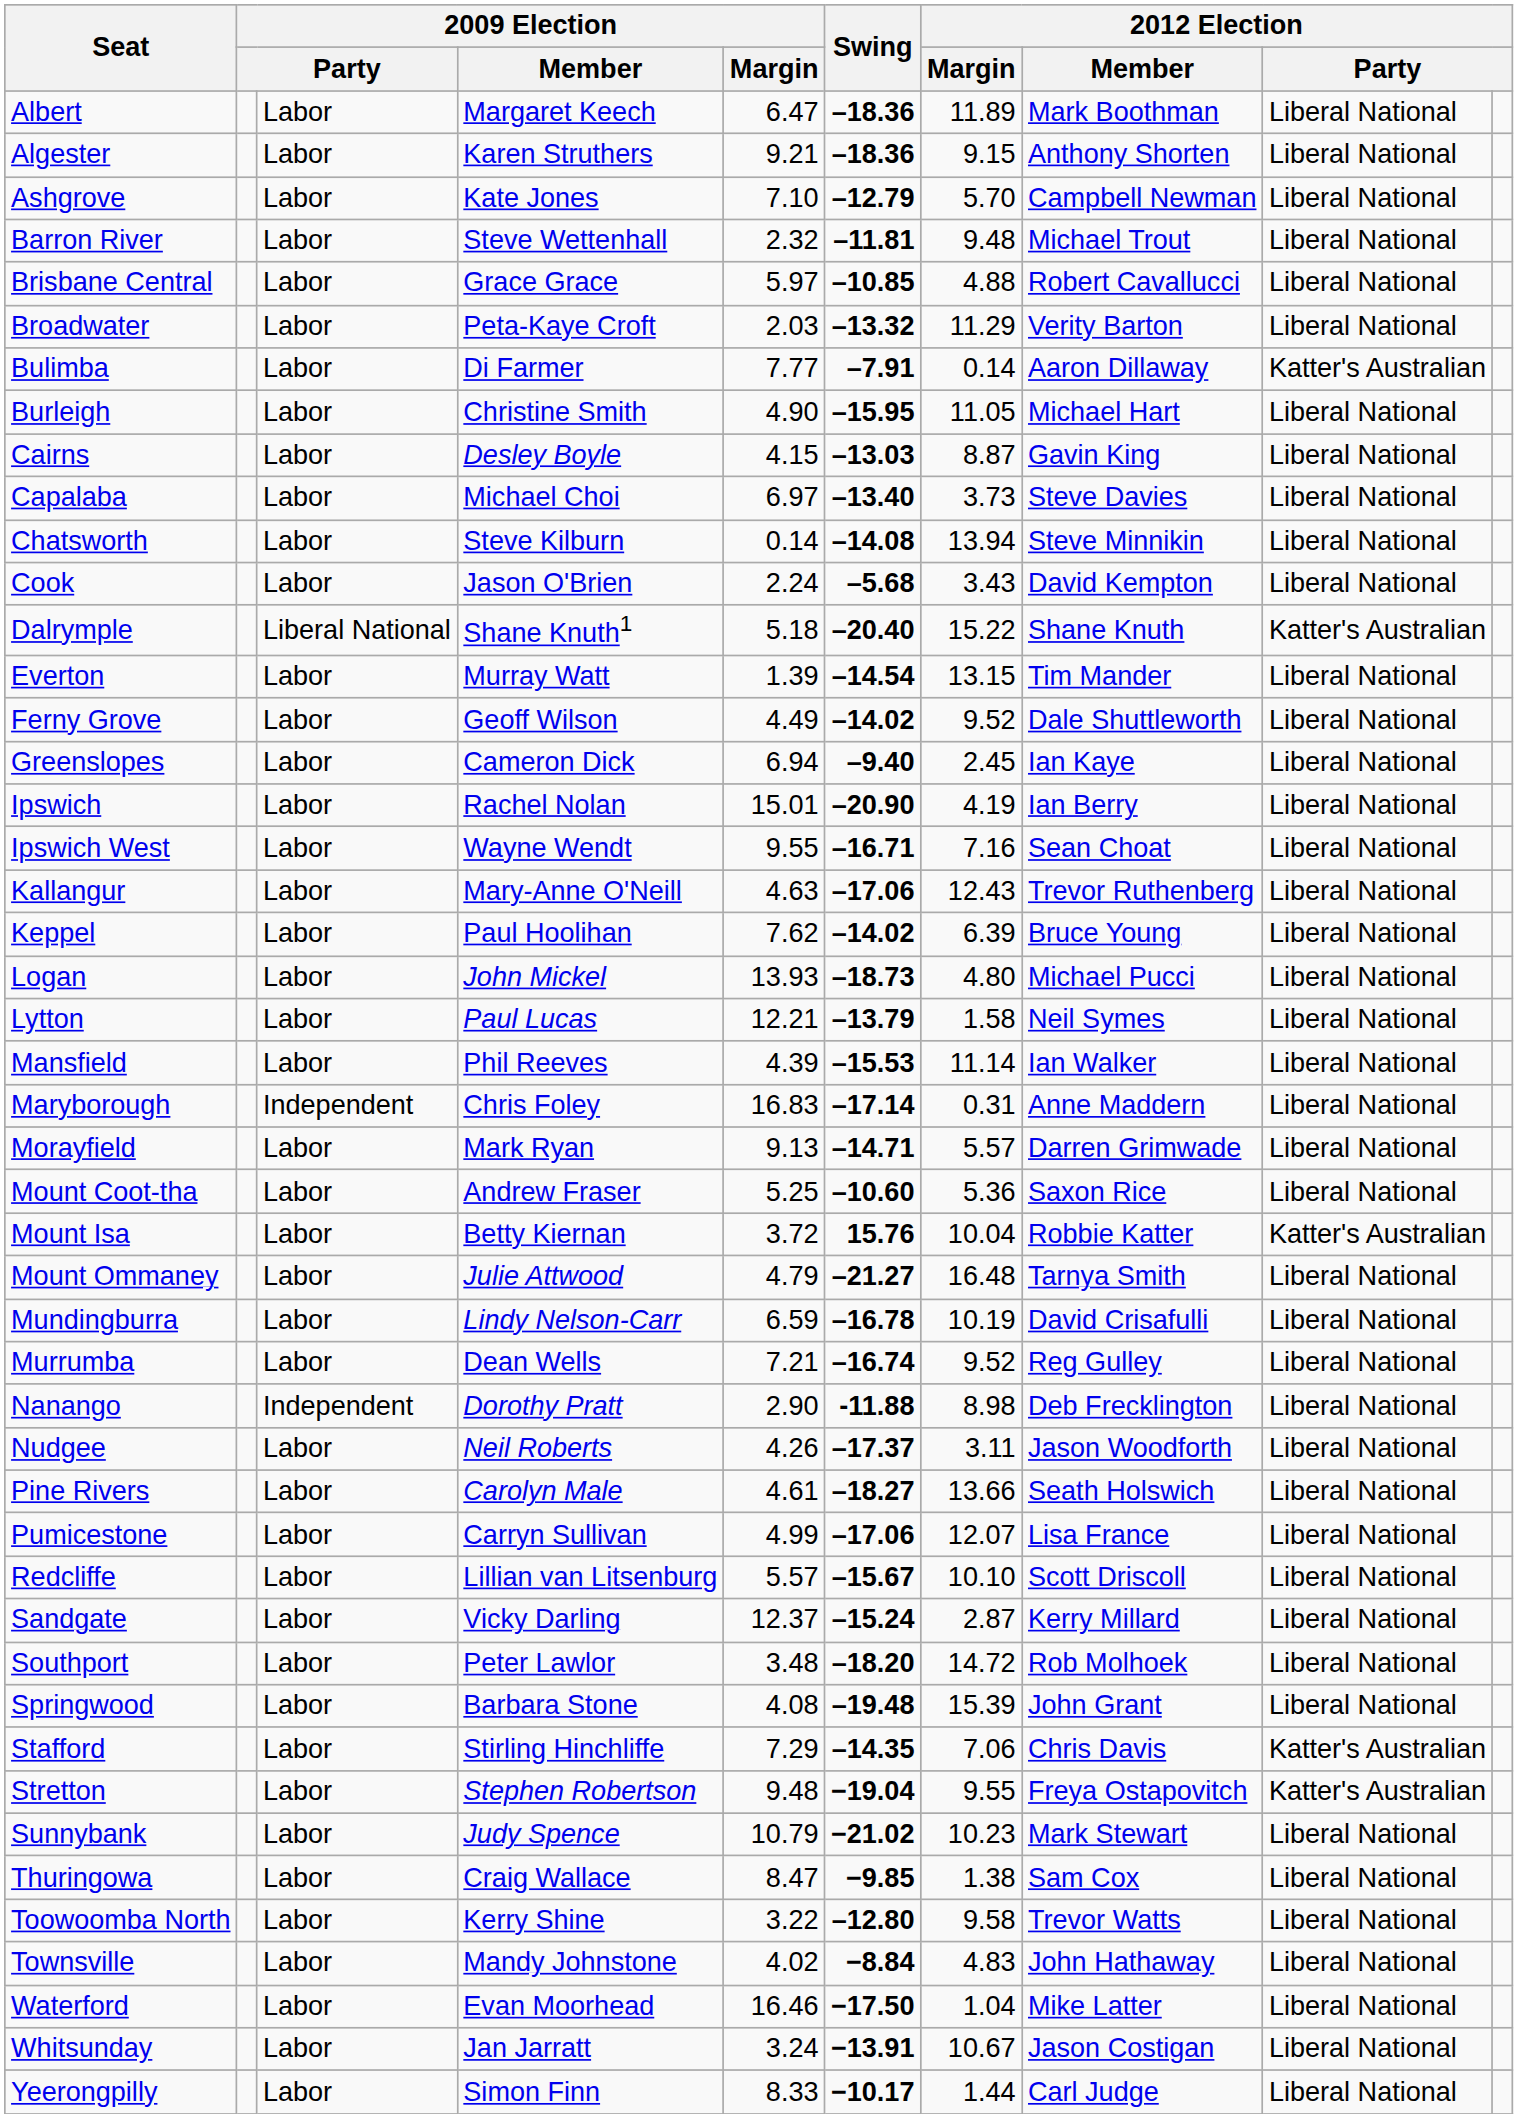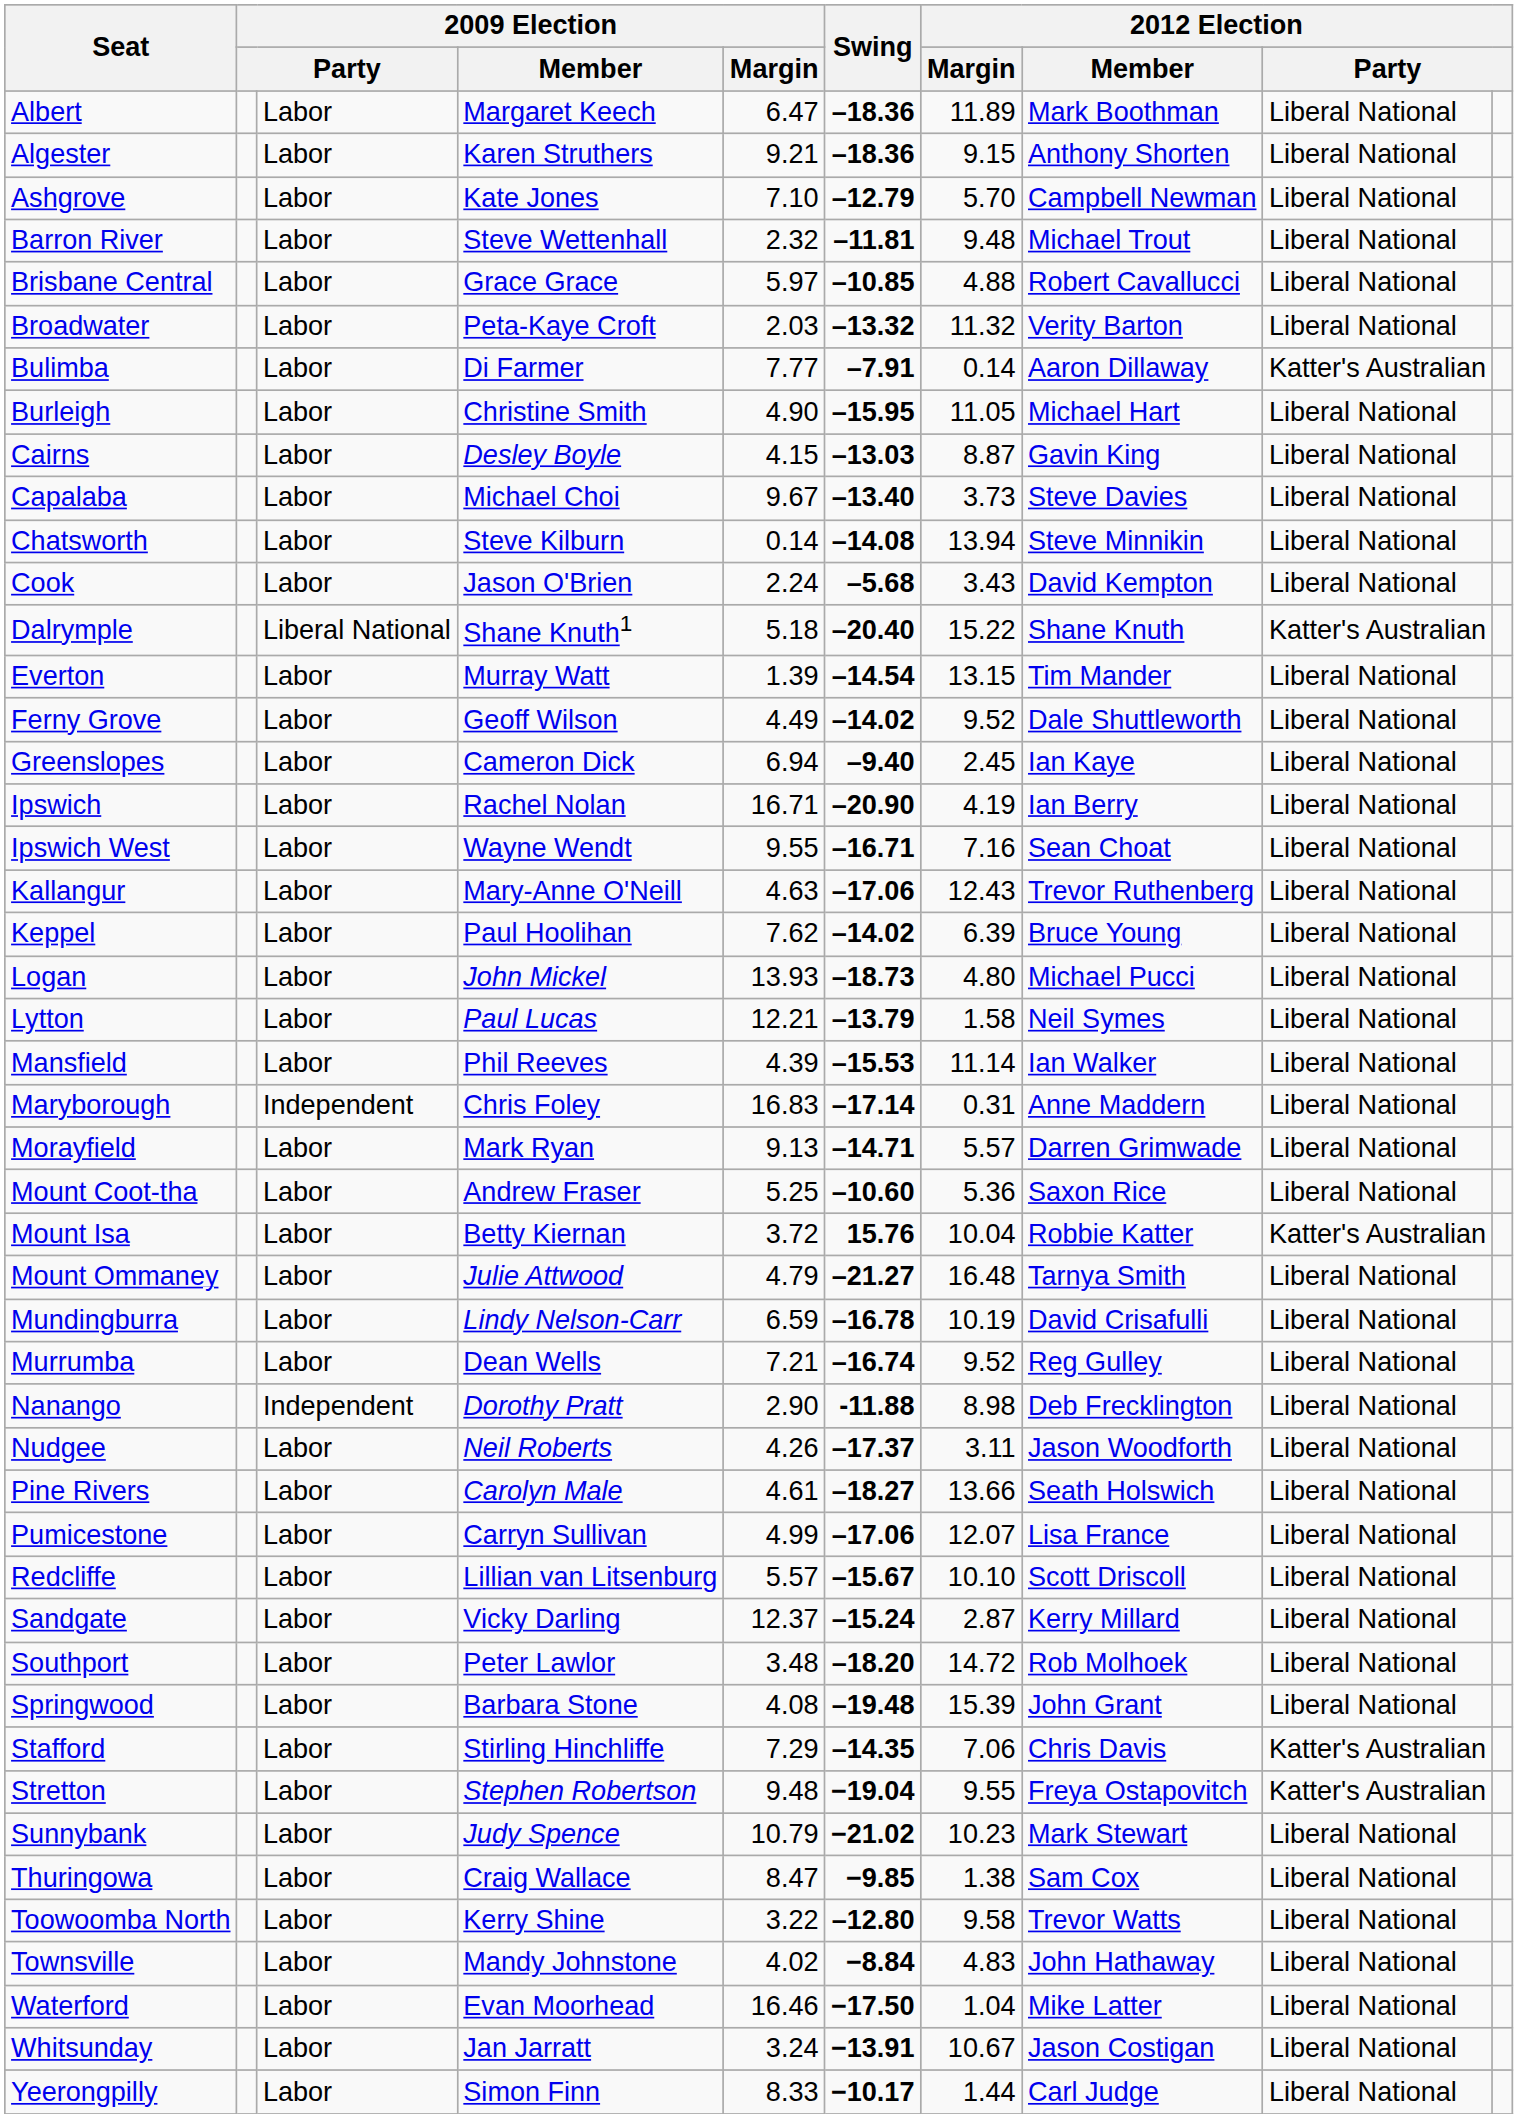(983, 326) 11.29 -> (983, 326) 11.32
(792, 497) 6.97 -> (792, 497) 9.67
(785, 805) 15.01 -> (785, 805) 16.71
